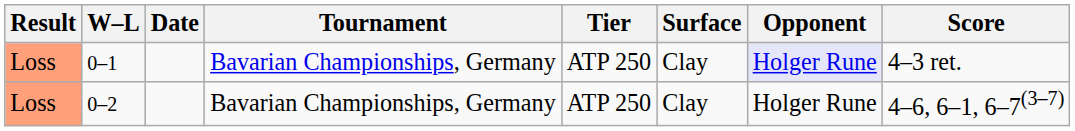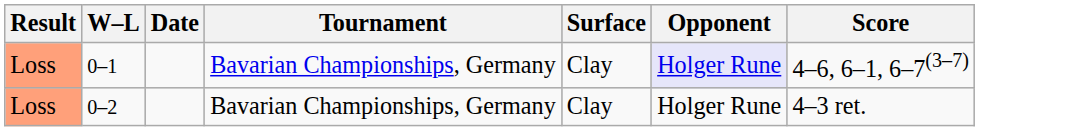- column: (609, 23)
(925, 61) 4–3 ret. -> (881, 65) 4–6, 6–1, 6–7(3–7)
(976, 103) 4–6, 6–1, 6–7(3–7) -> (829, 106) 4–3 ret.
